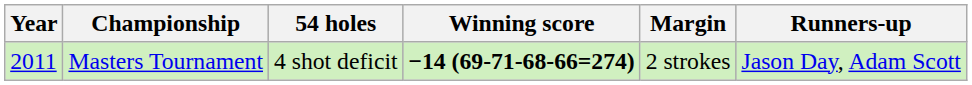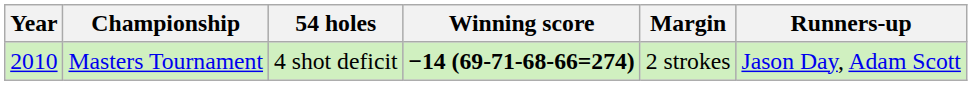(33, 60) 2011 -> (34, 60) 2010
